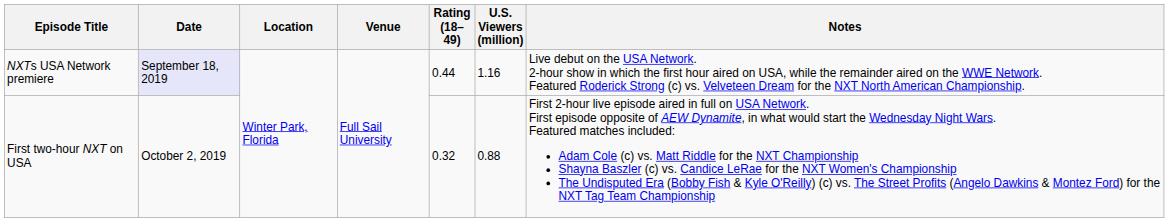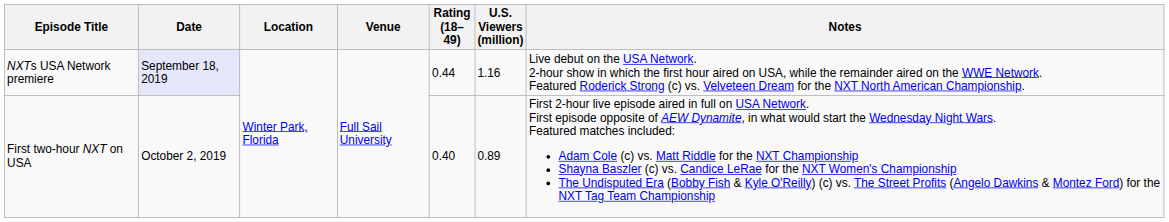(444, 156) 0.32 -> (444, 156) 0.40
(489, 156) 0.88 -> (489, 156) 0.89
